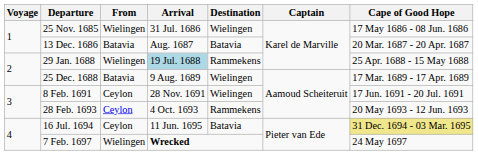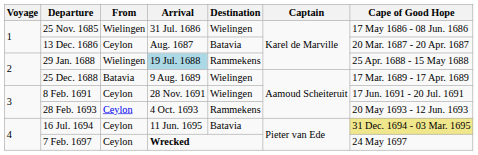(119, 45) Batavia -> (118, 45) Ceylon
(124, 142) Wielingen -> (118, 142) Ceylon
